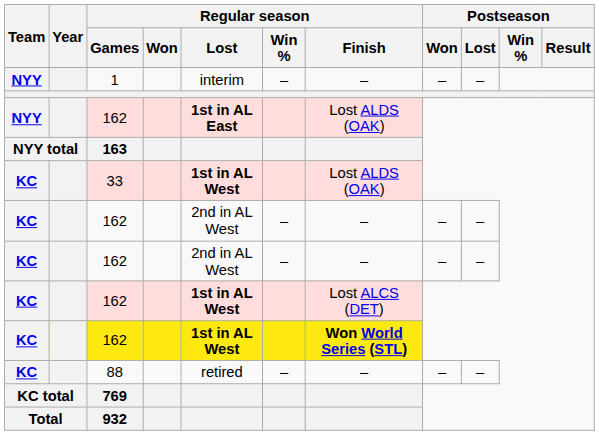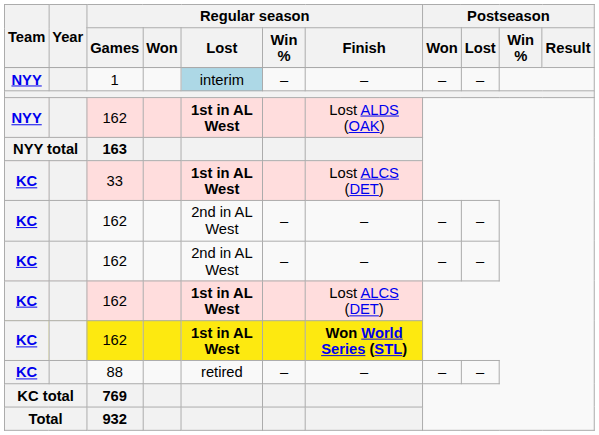(222, 80) no background -> (222, 80) lightblue background
(222, 118) 1st in AL East -> (222, 118) 1st in AL West
(364, 181) Lost ALDS (OAK) -> (364, 181) Lost ALCS (DET)
